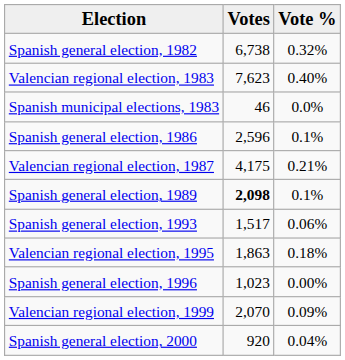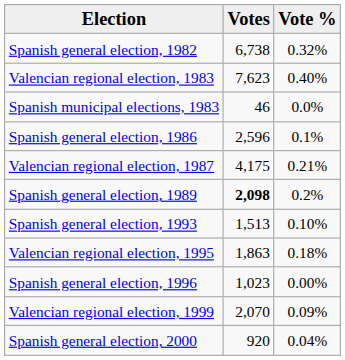(307, 195) 0.1% -> (307, 195) 0.2%
(253, 224) 1,517 -> (253, 224) 1,513
(307, 224) 0.06% -> (307, 224) 0.10%
